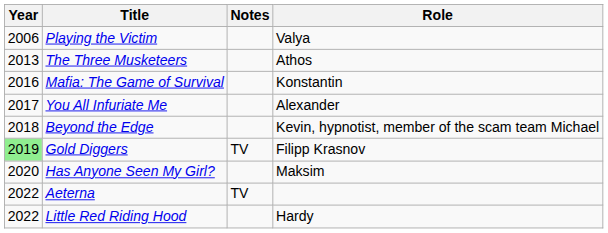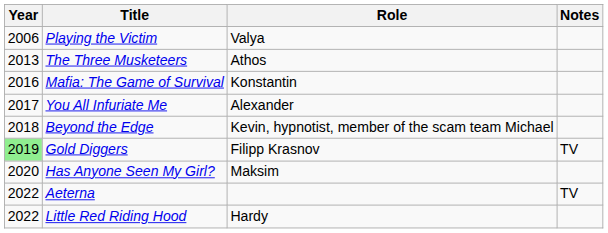columns swapped: (438, 15) <-> (250, 15)
